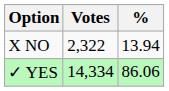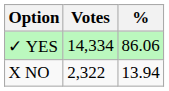rows swapped: (33, 72) <-> (29, 44)
